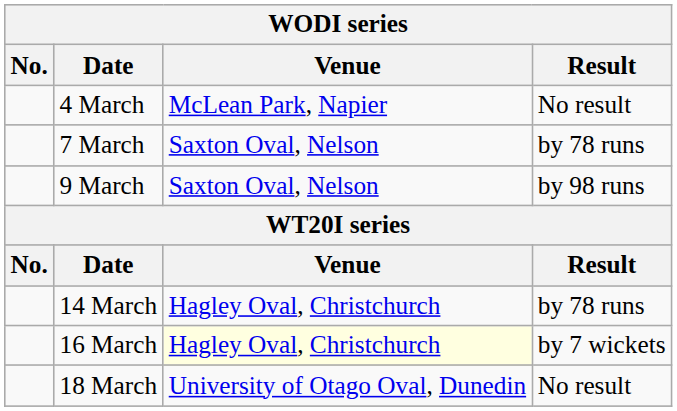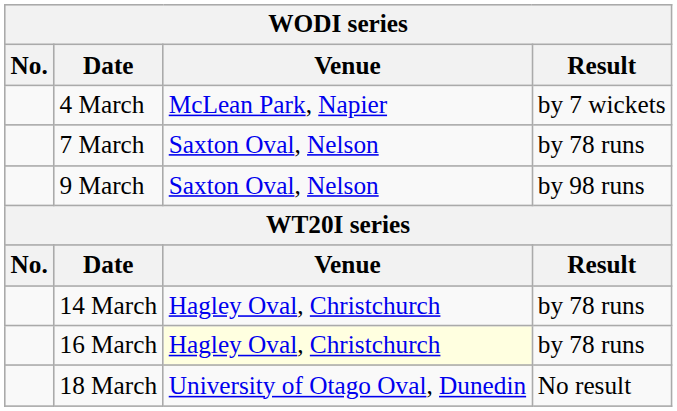(584, 104) No result -> (602, 104) by 7 wickets
(602, 345) by 7 wickets -> (591, 345) by 78 runs
